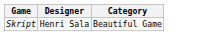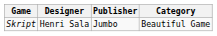+ column: (115, 11)
